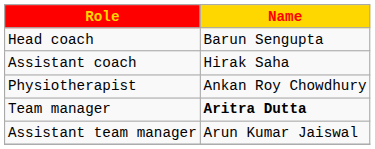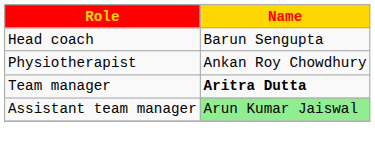- row: (72, 63)
(281, 133) no background -> (281, 109) lightgreen background
